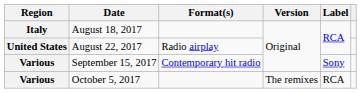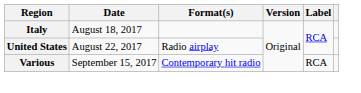(334, 63) Sony -> (316, 63) RCA
- row: (106, 79)
